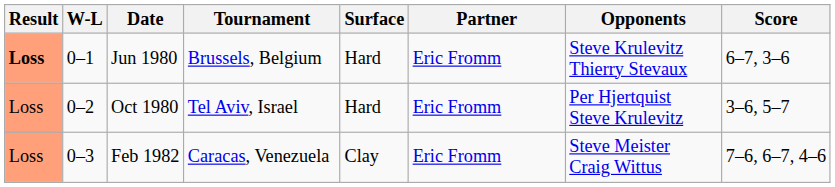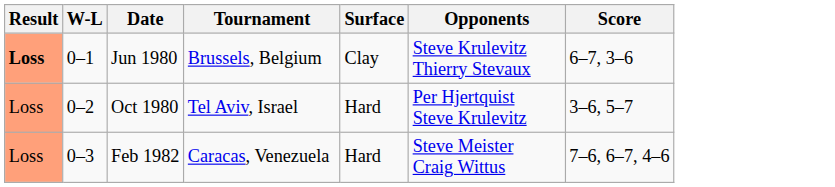- column: (487, 18)
(363, 58) Hard -> (362, 58) Clay
(362, 157) Clay -> (363, 157) Hard
